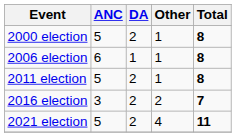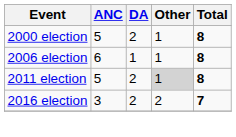(158, 79) no background -> (158, 79) lightgrey background
- row: (47, 121)
